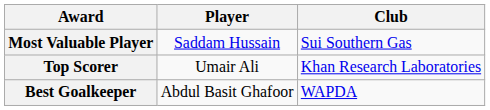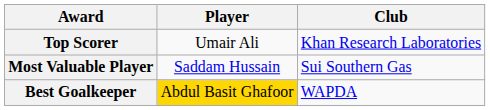rows swapped: (81, 67) <-> (81, 42)
(227, 92) no background -> (227, 92) gold background
